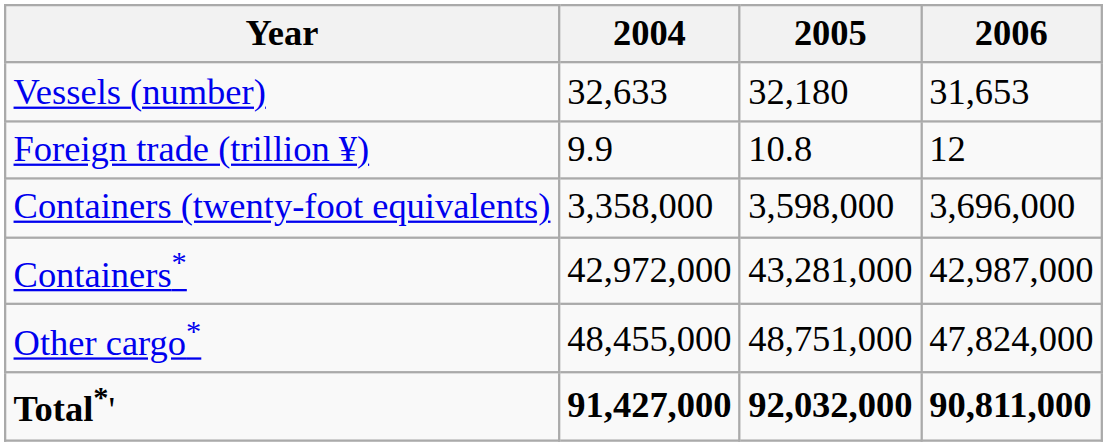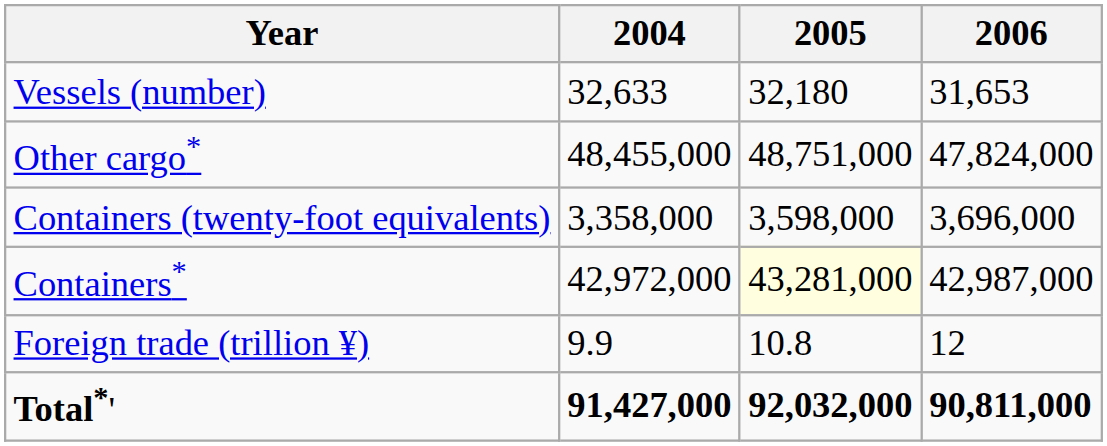rows swapped: (191, 149) <-> (107, 337)
(830, 269) no background -> (830, 279) lightyellow background
